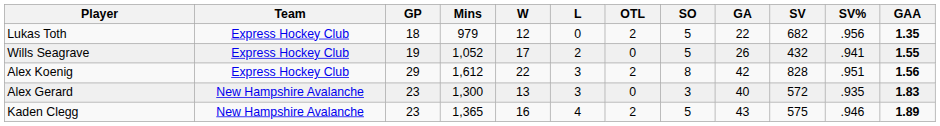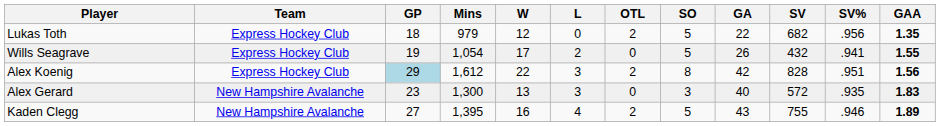(468, 53) 1,052 -> (468, 53) 1,054
(413, 72) no background -> (413, 72) lightblue background
(413, 111) 23 -> (413, 111) 27
(468, 111) 1,365 -> (468, 111) 1,395
(798, 111) 575 -> (798, 111) 755
